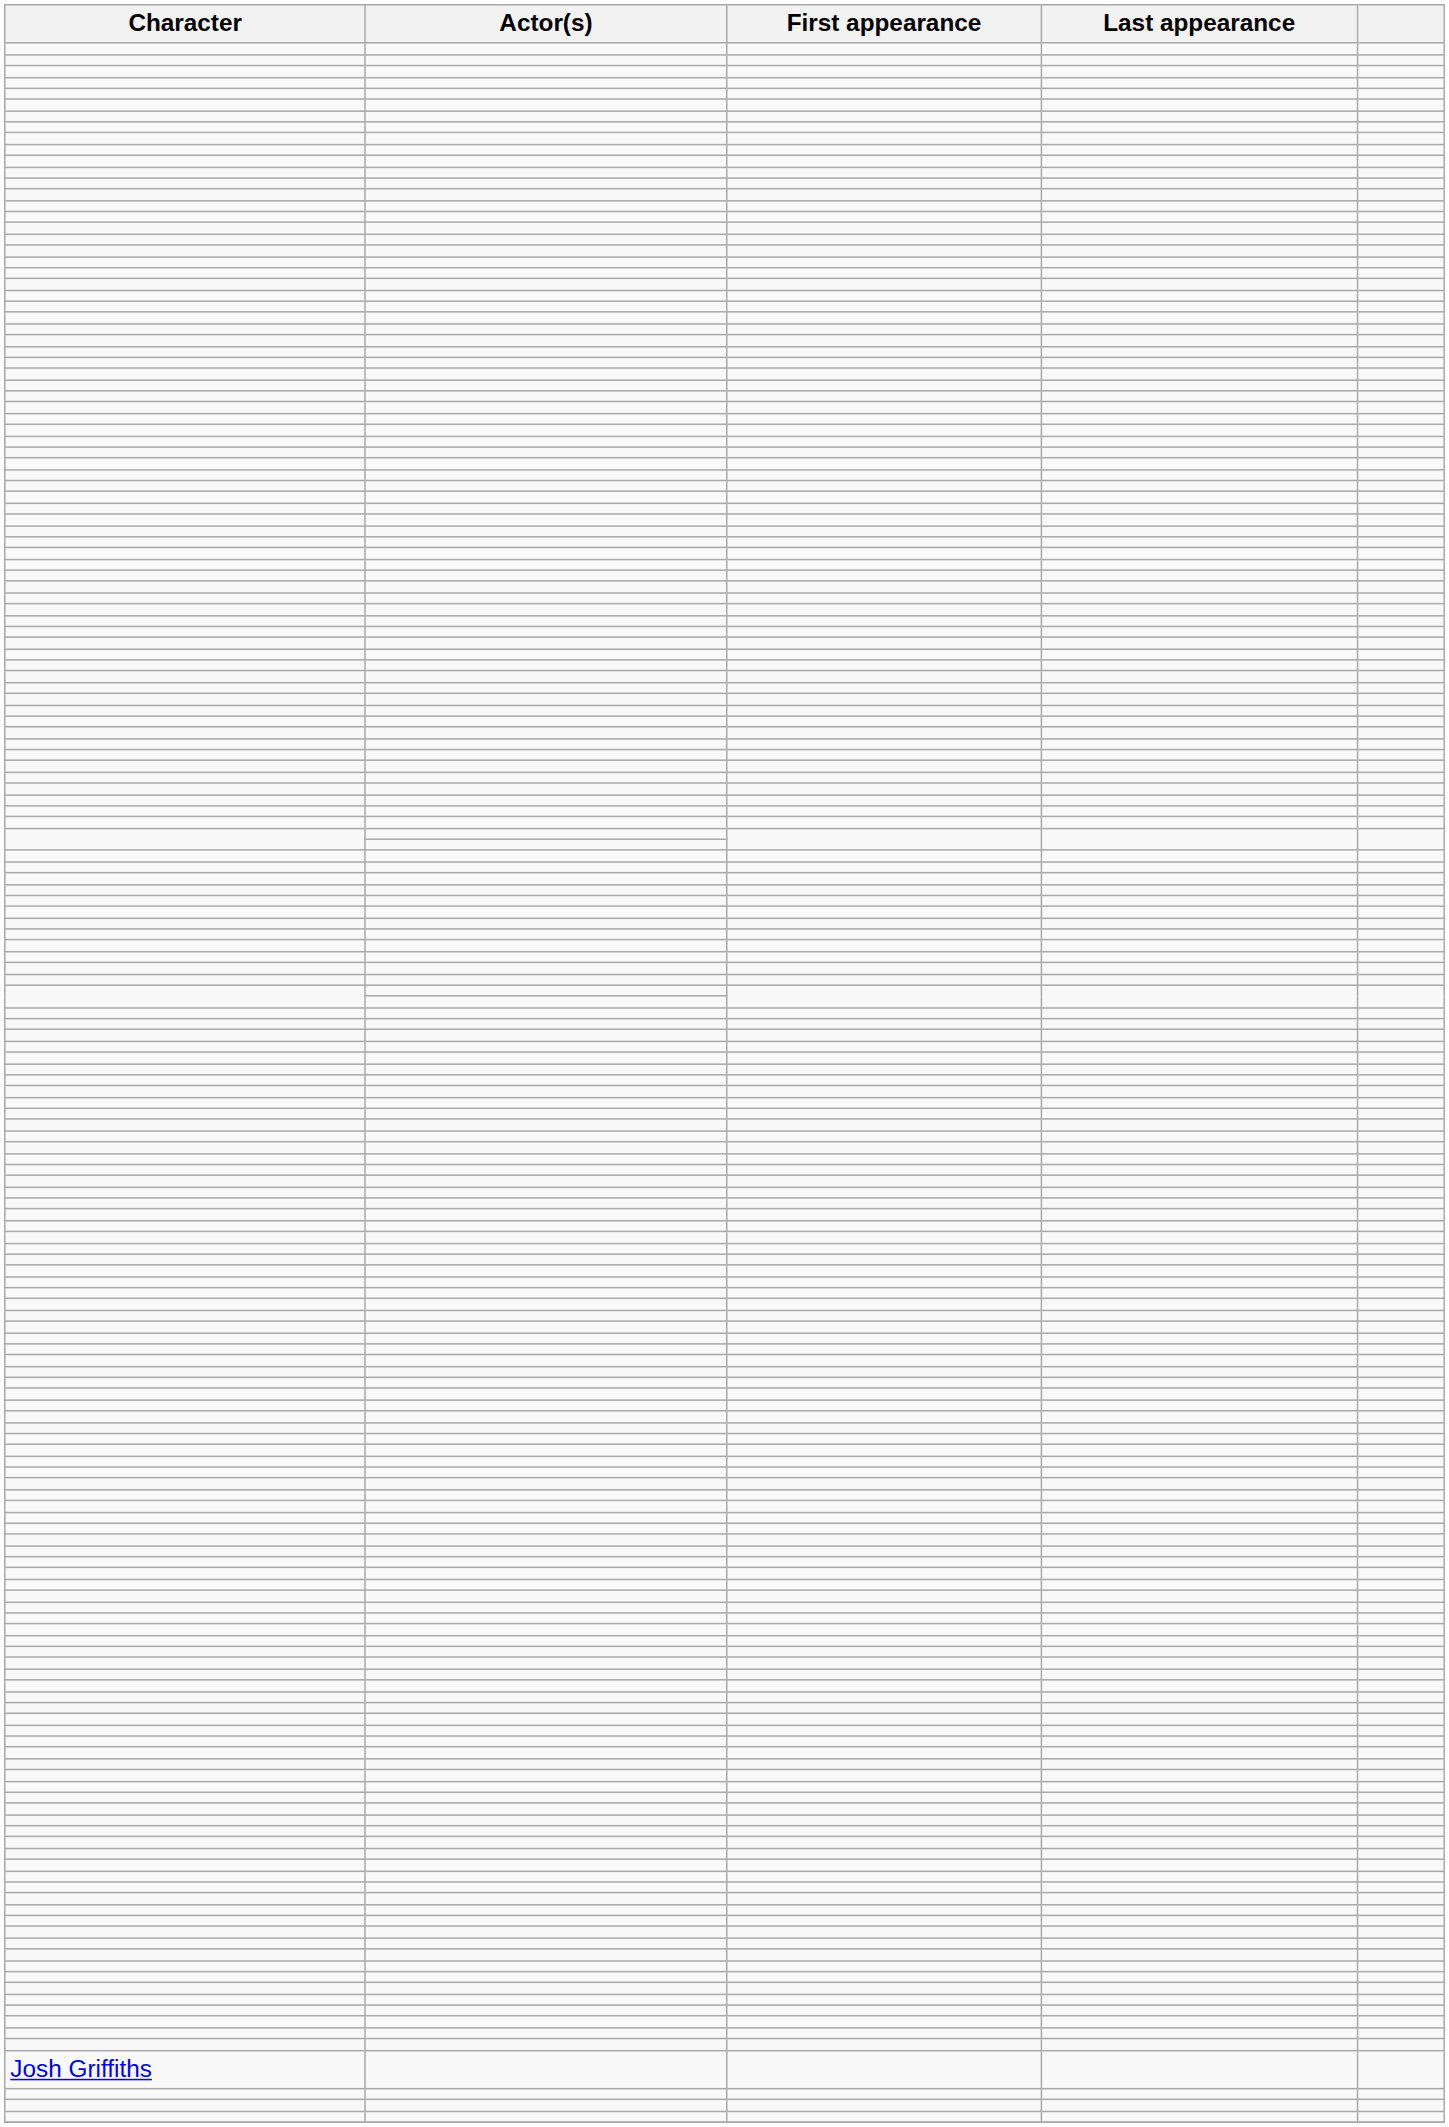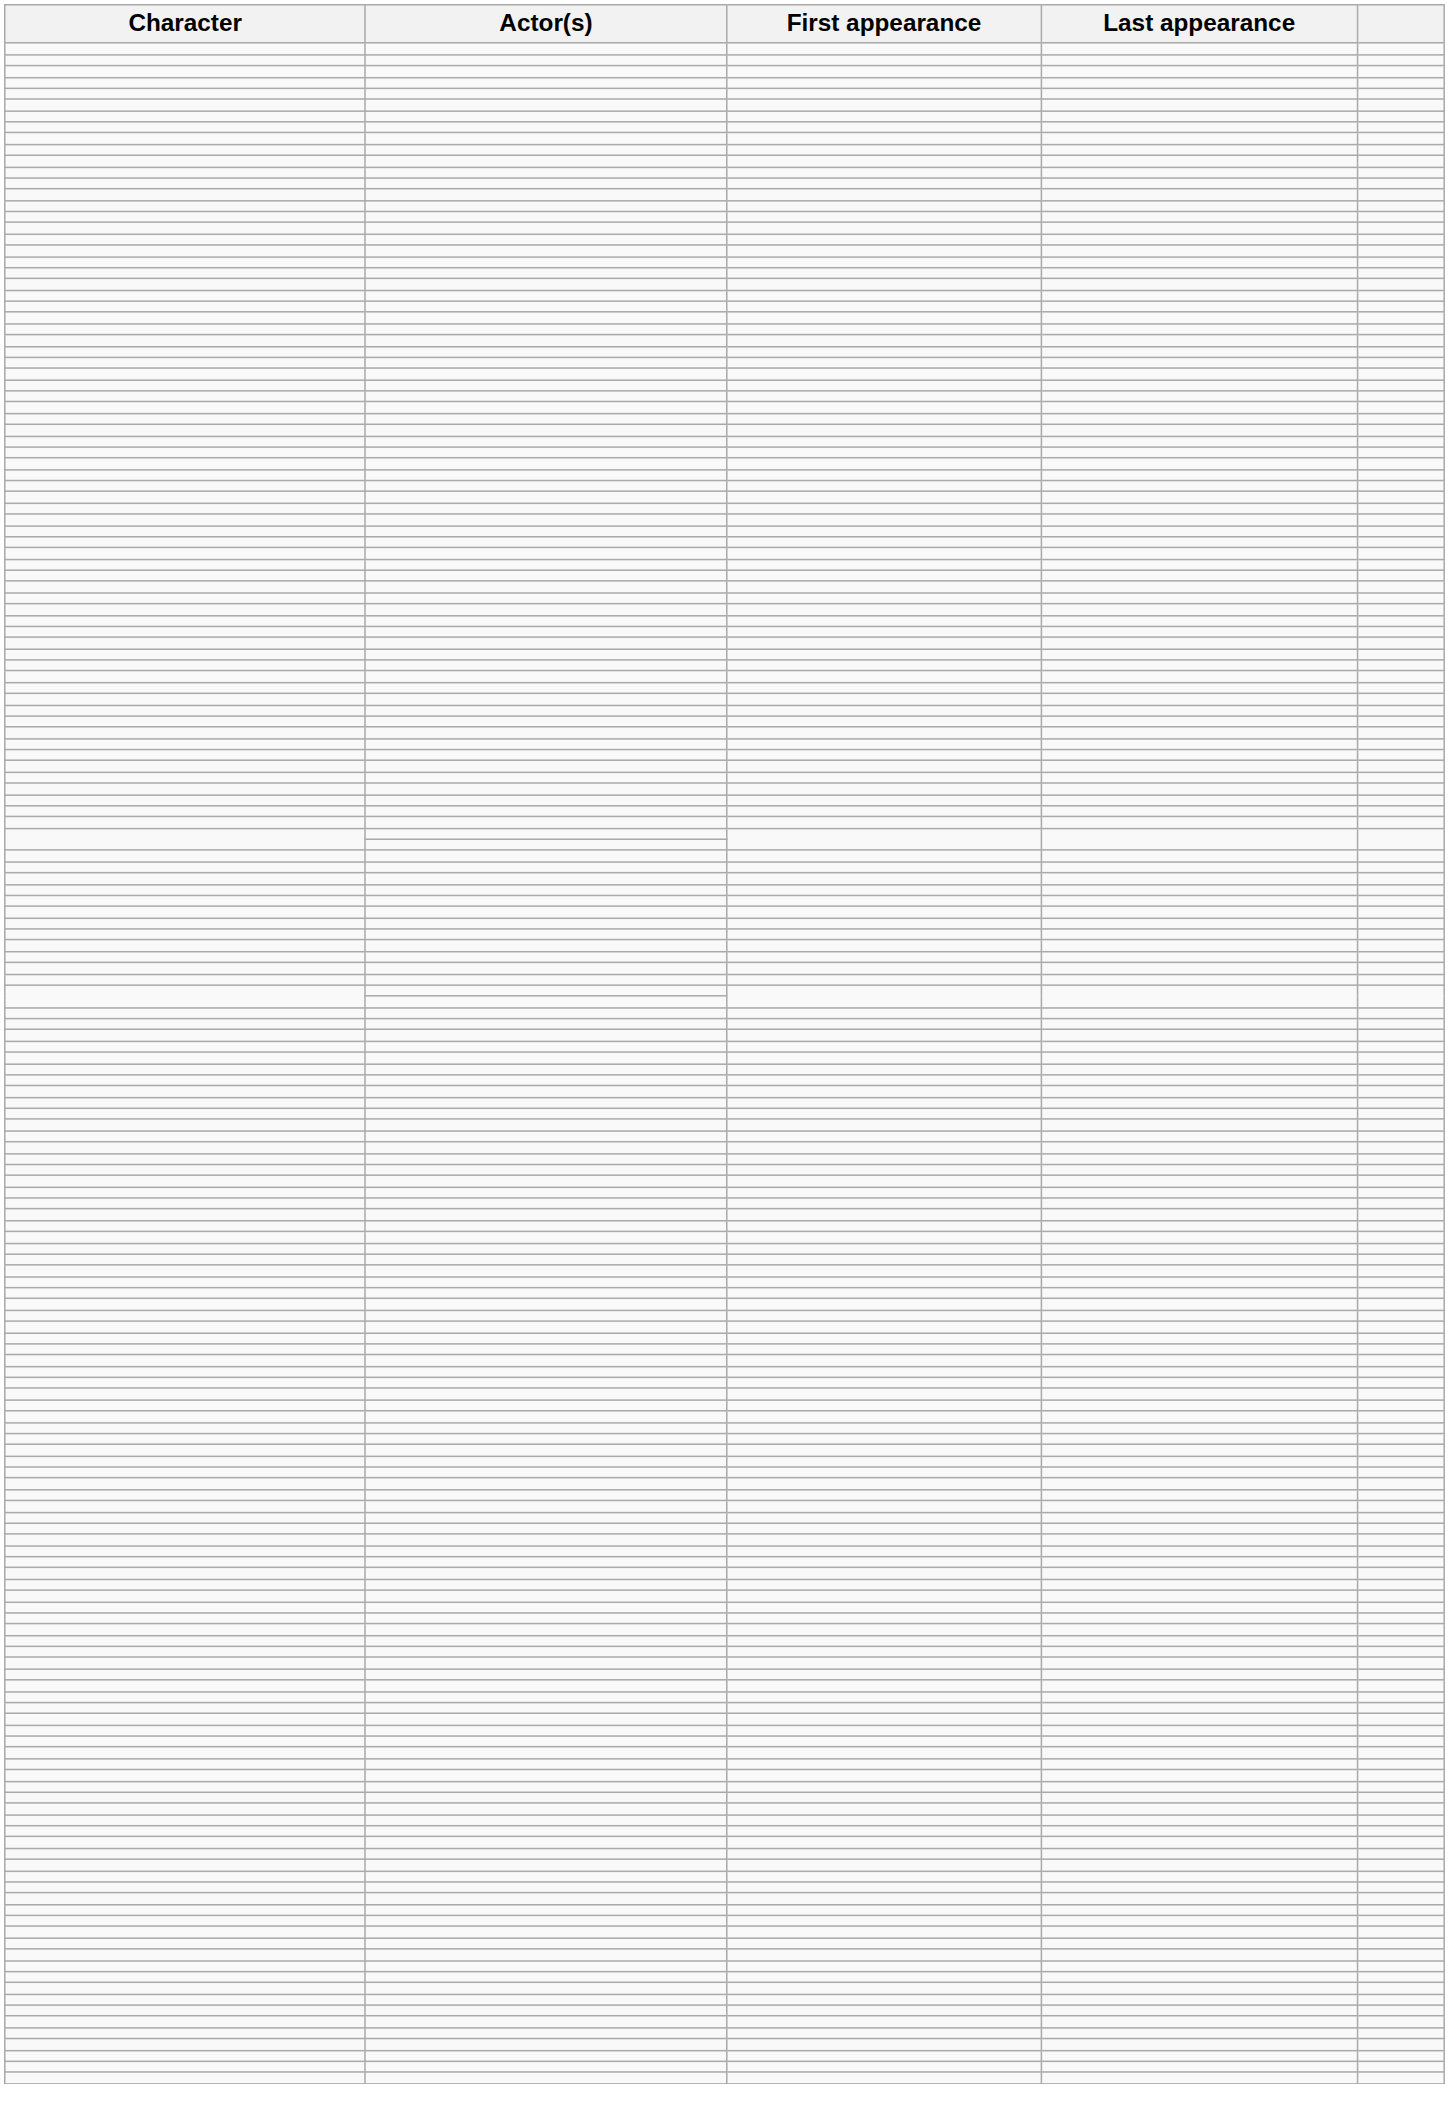- row: (81, 2068)
